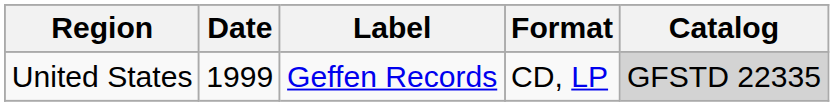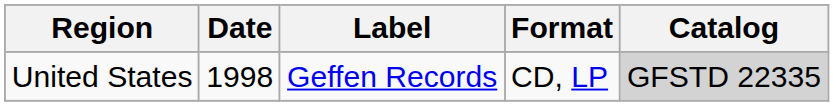(240, 76) 1999 -> (240, 76) 1998
